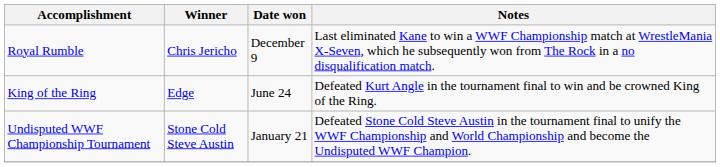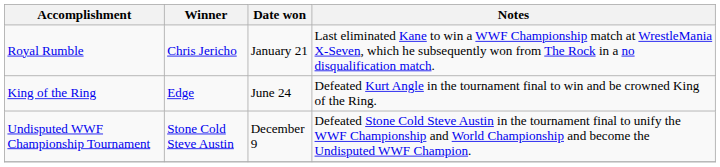(278, 50) December 9 -> (279, 50) January 21
(279, 136) January 21 -> (278, 136) December 9
